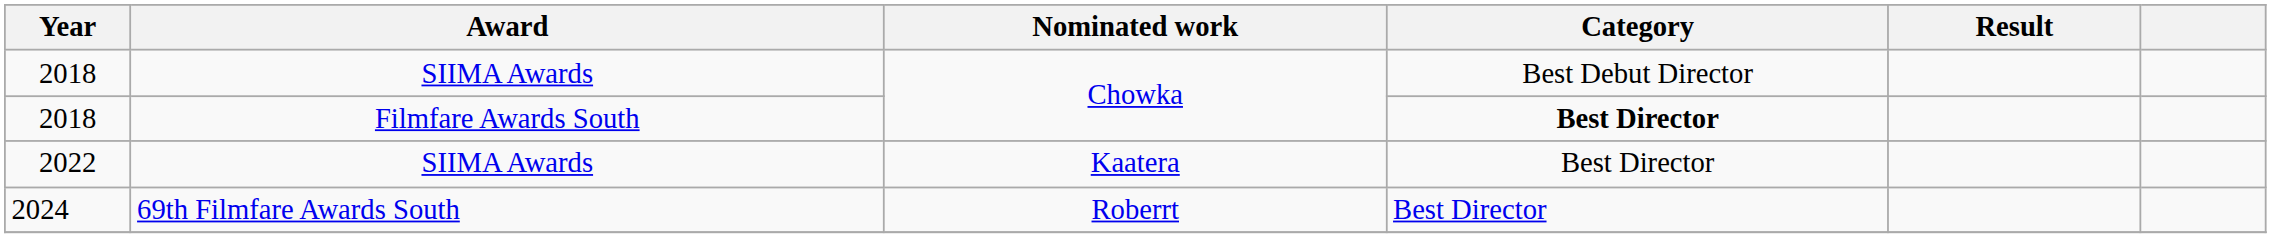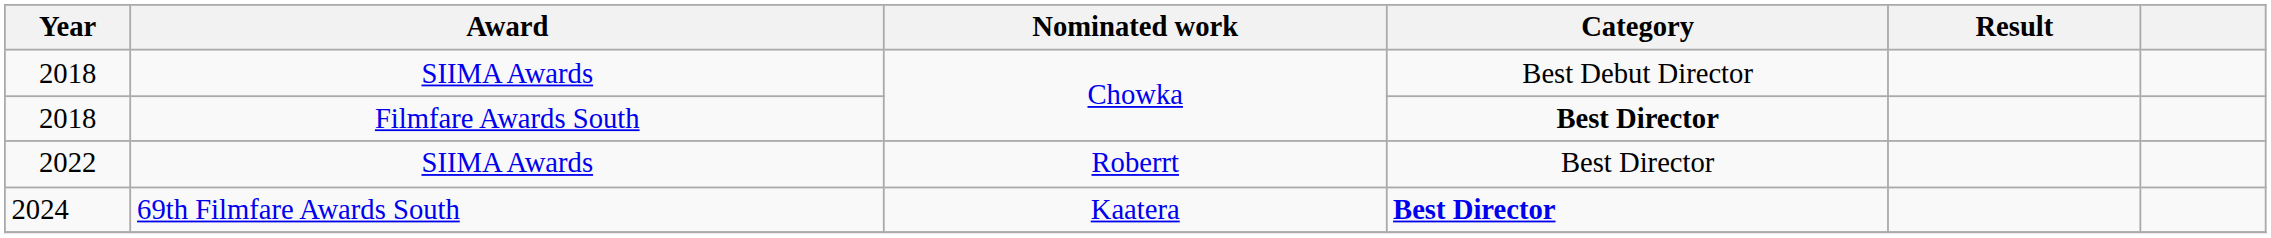(1135, 163) Kaatera -> (1135, 163) Roberrt
(1135, 208) Roberrt -> (1135, 208) Kaatera
(1470, 208) normal -> (1474, 208) bold
